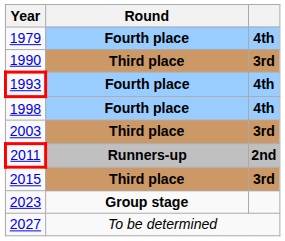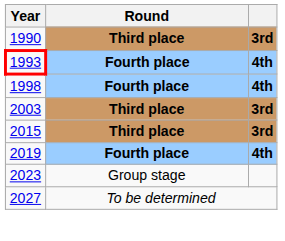- row: (25, 38)
- row: (25, 156)
+ row: (25, 154)
(147, 202) bold -> (147, 176) normal
